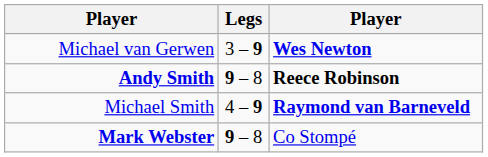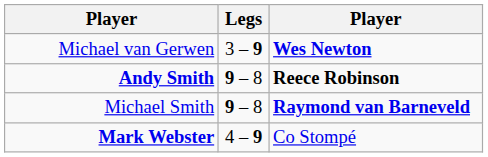(244, 107) 4 – 9 -> (244, 107) 9 – 8
(244, 136) 9 – 8 -> (244, 136) 4 – 9
